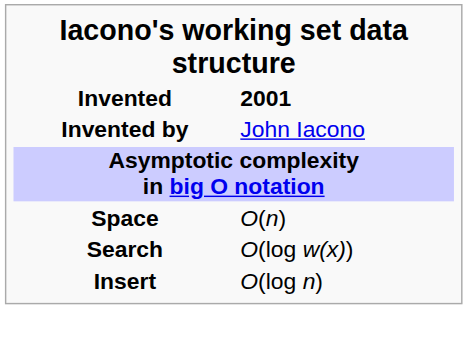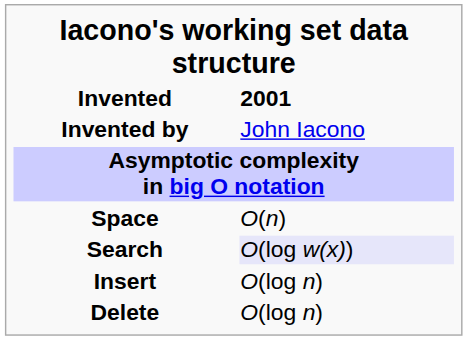(297, 250) no background -> (297, 250) lavender background
+ row: (125, 312)
